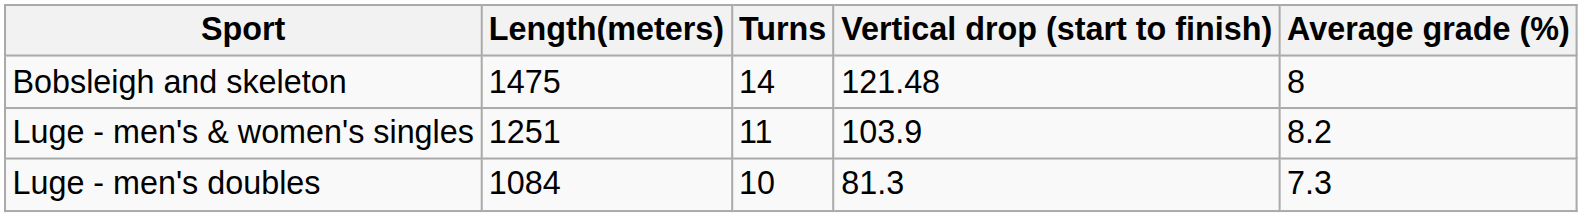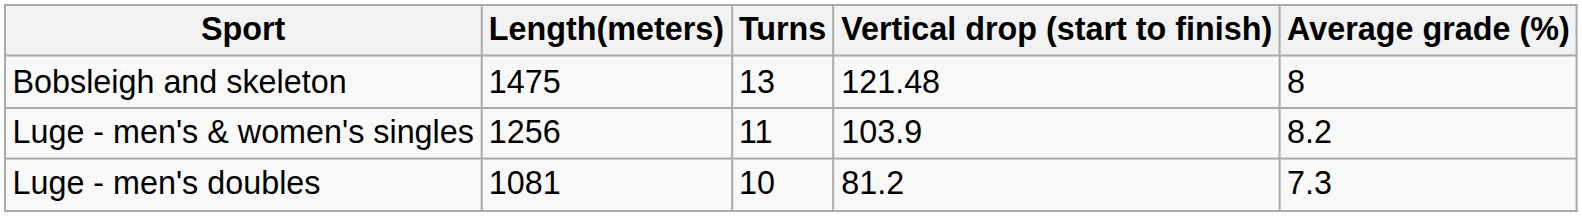(757, 81) 14 -> (757, 81) 13
(525, 132) 1251 -> (525, 132) 1256
(525, 183) 1084 -> (525, 183) 1081
(873, 183) 81.3 -> (873, 183) 81.2
